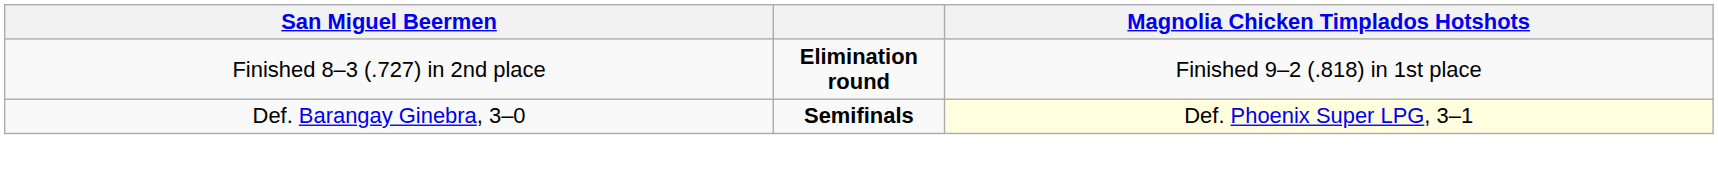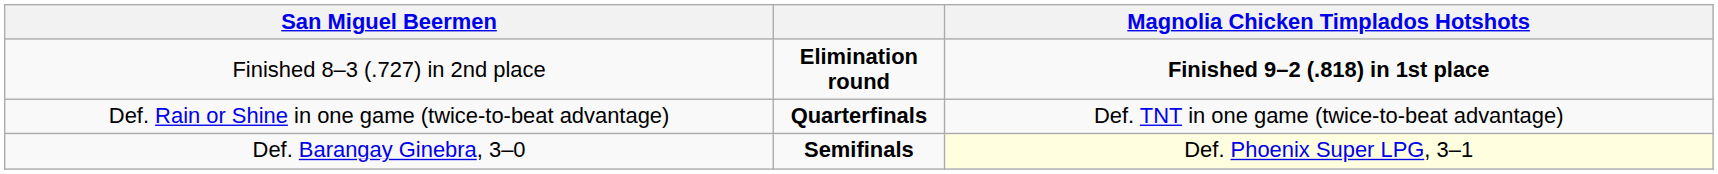(1329, 68) normal -> (1329, 68) bold
+ row: (389, 116)
